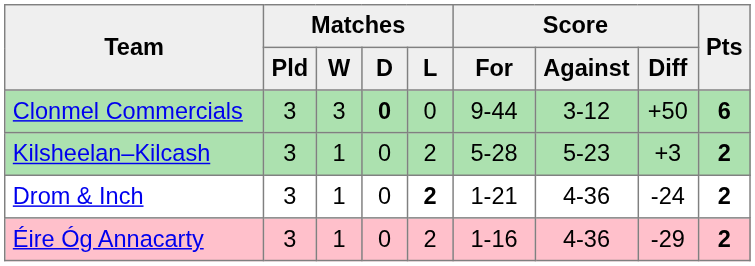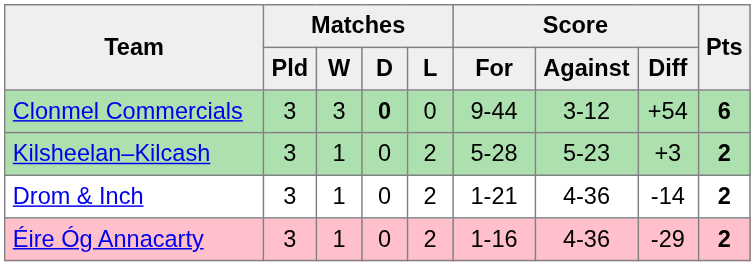(668, 111) +50 -> (668, 111) +54
(430, 196) bold -> (430, 196) normal
(668, 196) -24 -> (668, 196) -14
